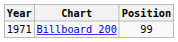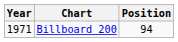(146, 30) 99 -> (146, 30) 94
